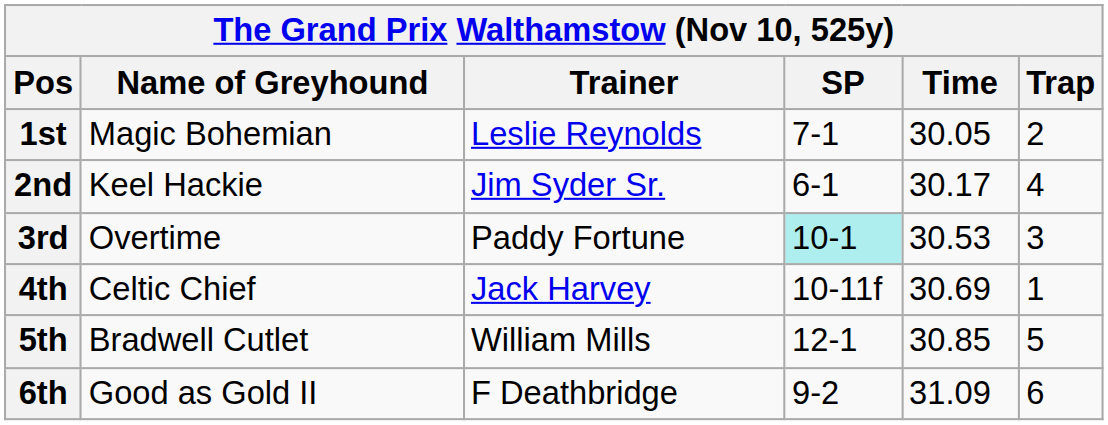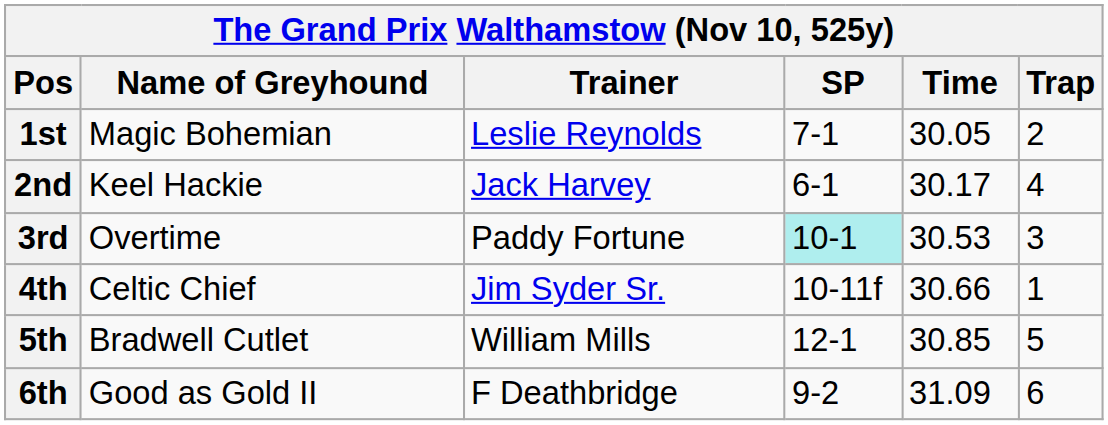(568, 185) Jim Syder Sr. -> (561, 185) Jack Harvey
(561, 289) Jack Harvey -> (568, 289) Jim Syder Sr.
(950, 289) 30.69 -> (950, 289) 30.66
